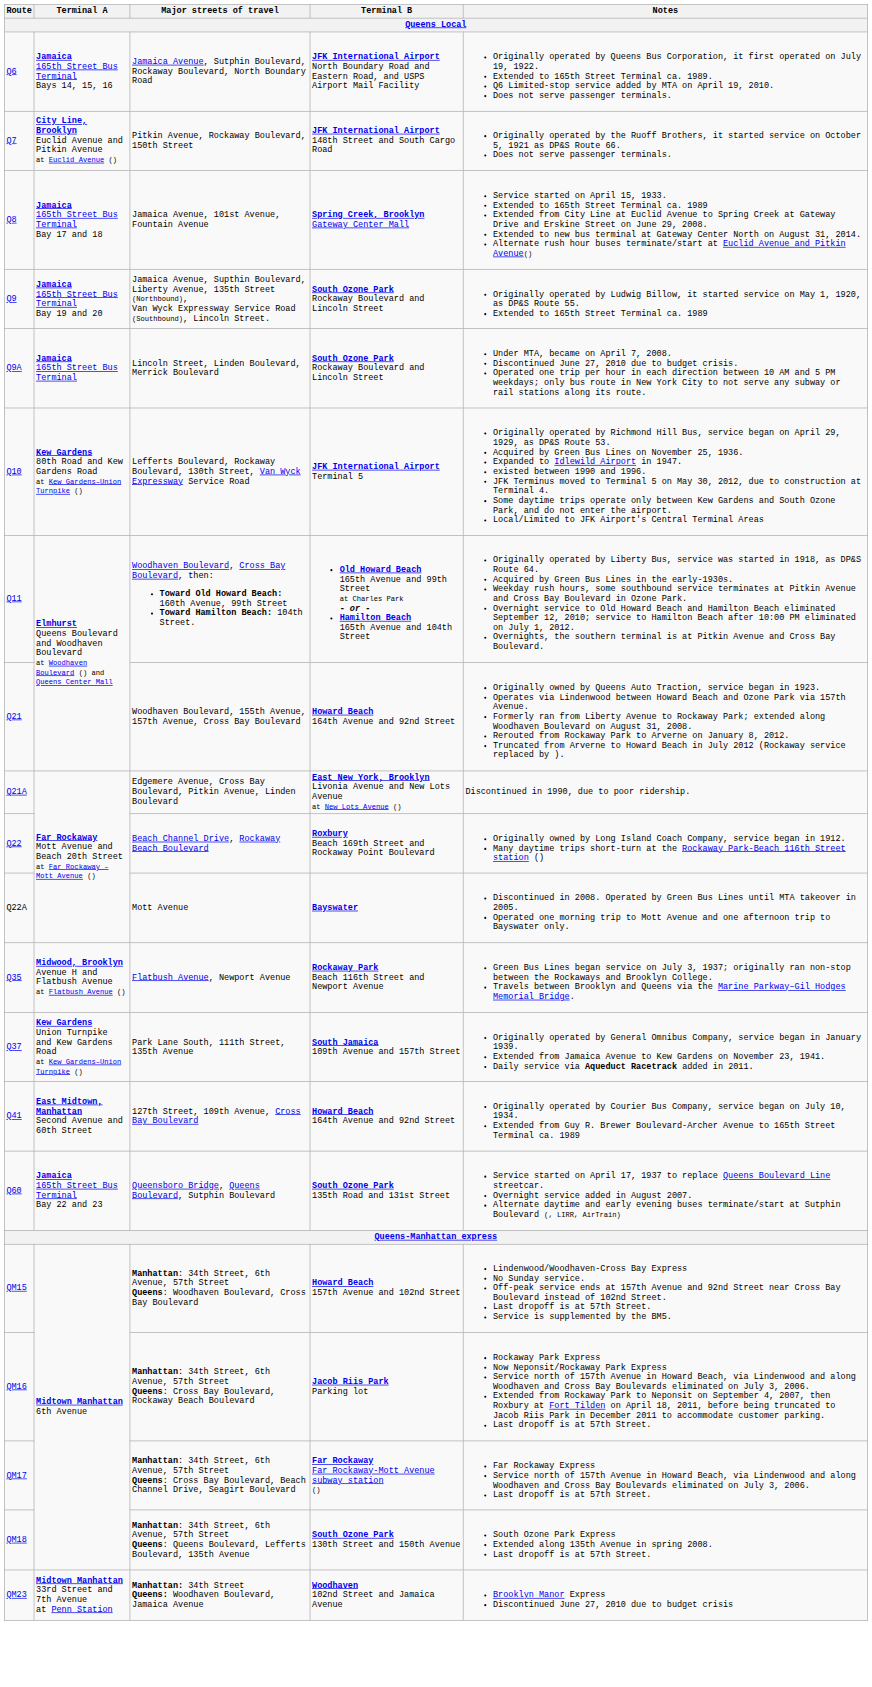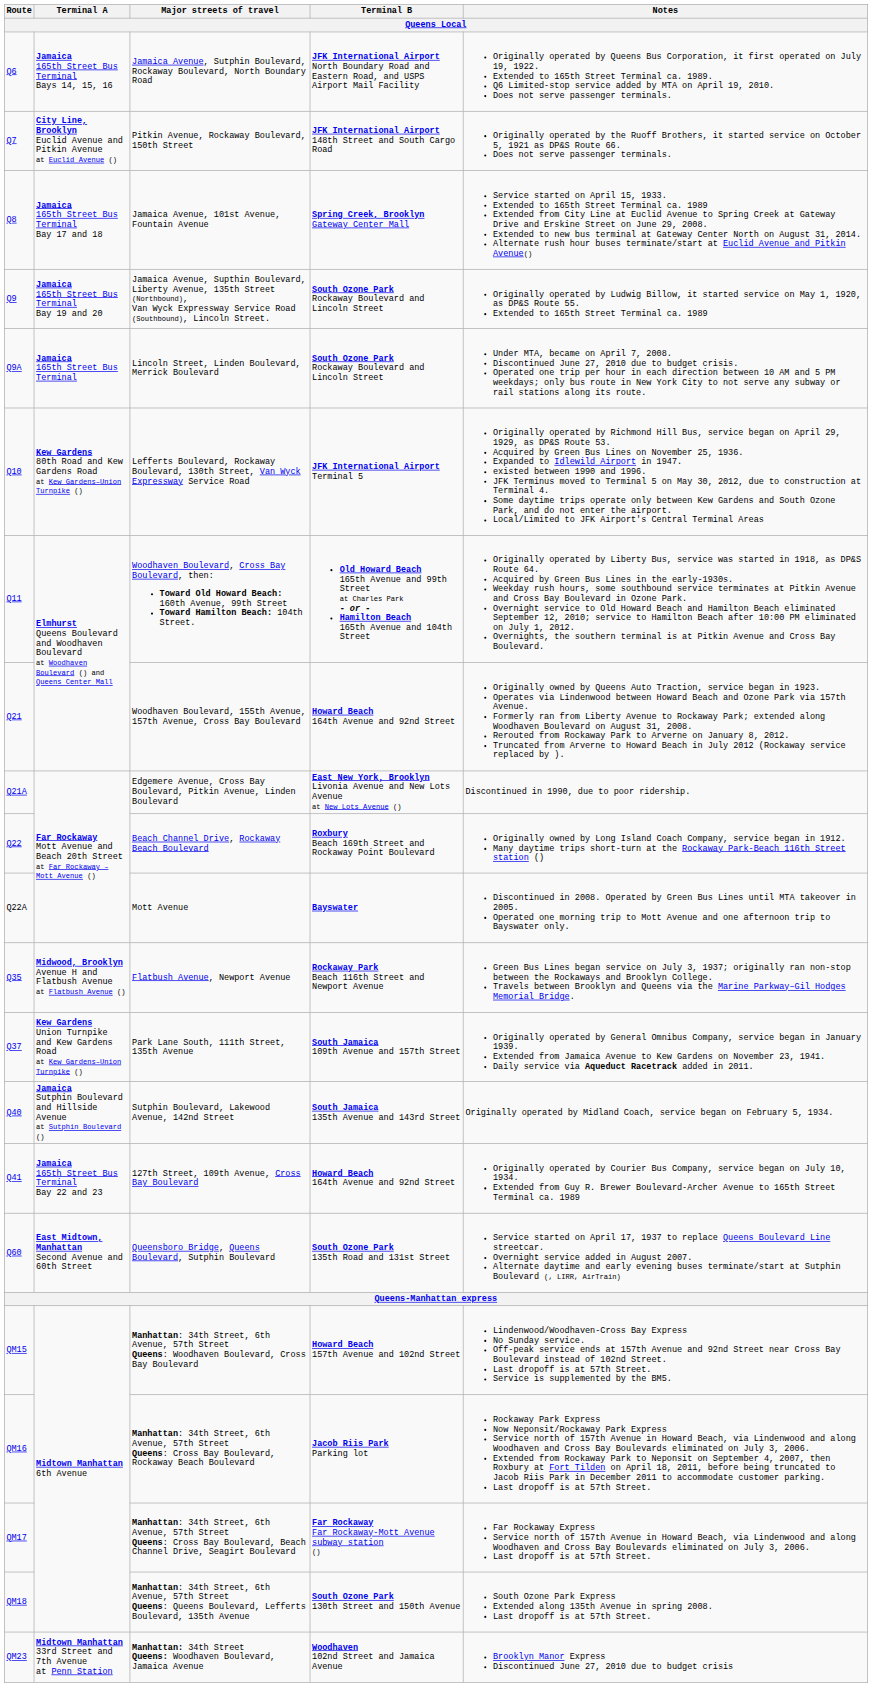+ row: (201, 1113)
(80, 1117) East Midtown, Manhattan Second Avenue and 60th Street -> (77, 1179) Jamaica 165th Street Bus Terminal Bay 22 and 23
(77, 1191) Jamaica 165th Street Bus Terminal Bay 22 and 23 -> (80, 1253) East Midtown, Manhattan Second Avenue and 60th Street
